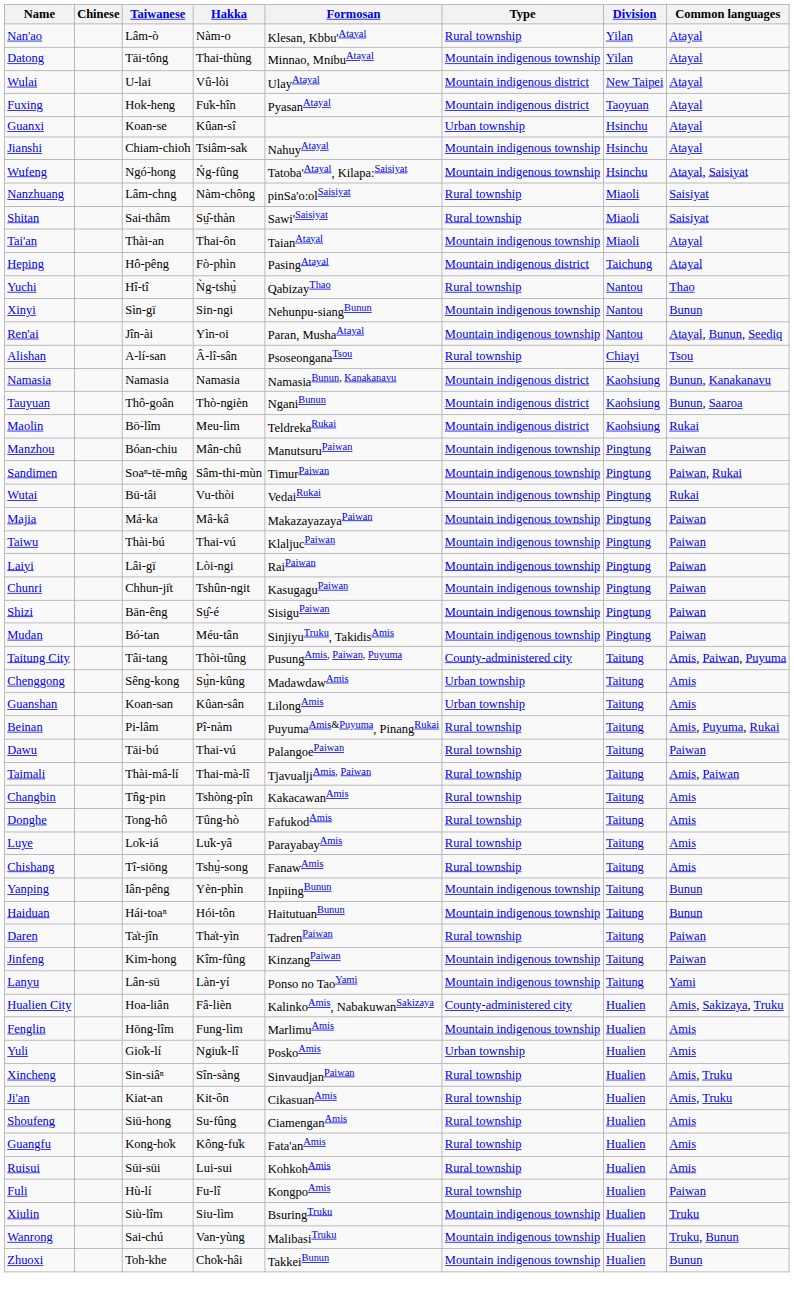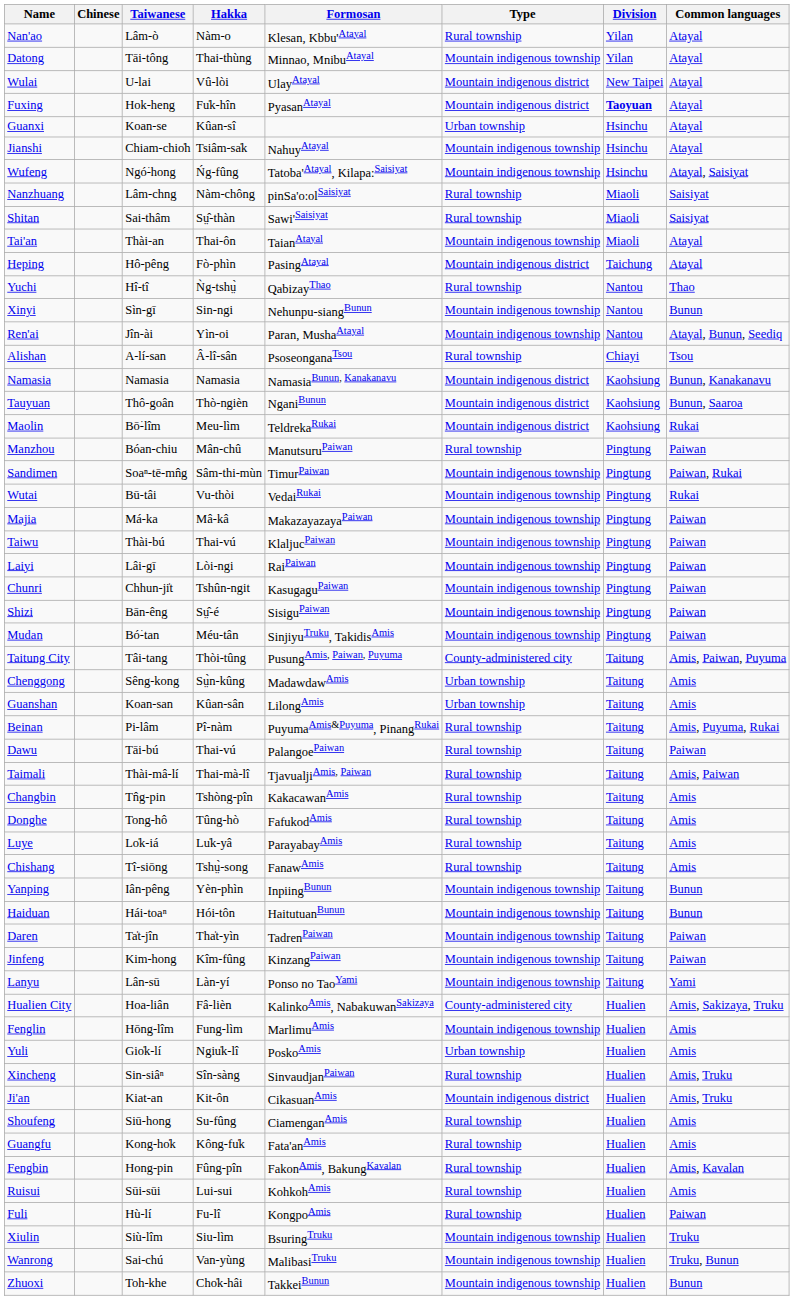(627, 105) normal -> (629, 105) bold
(523, 449) Mountain indigenous township -> (483, 449) Rural township
(483, 936) Rural township -> (523, 936) Mountain indigenous township
(483, 1098) Rural township -> (517, 1098) Mountain indigenous district
+ row: (28, 1167)
